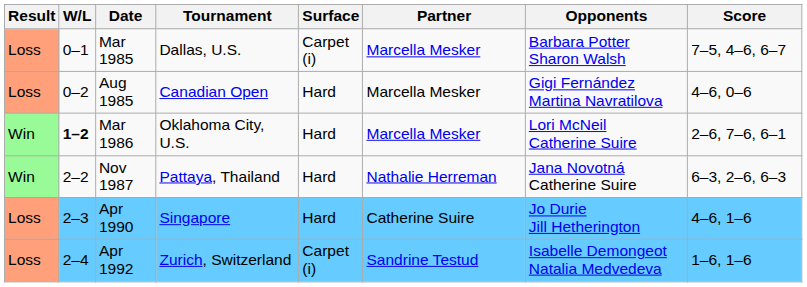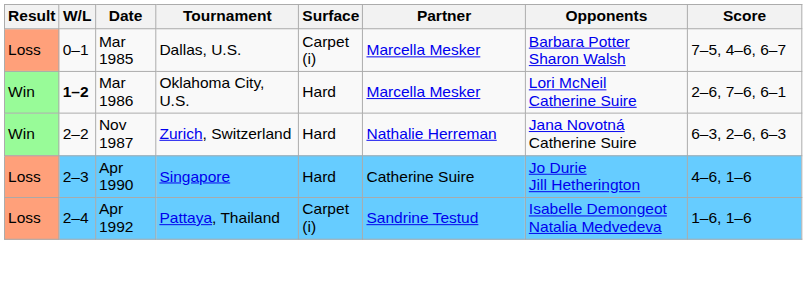- row: (116, 92)
(220, 176) Pattaya, Thailand -> (225, 134) Zurich, Switzerland
(225, 260) Zurich, Switzerland -> (220, 218) Pattaya, Thailand
